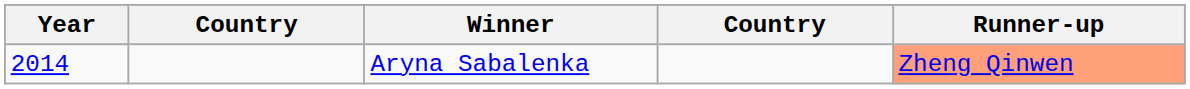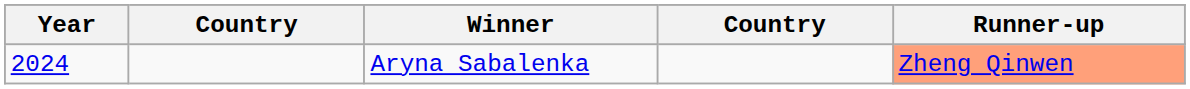(40, 64) 2014 -> (40, 64) 2024
